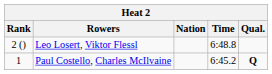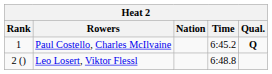rows swapped: (103, 61) <-> (86, 45)
